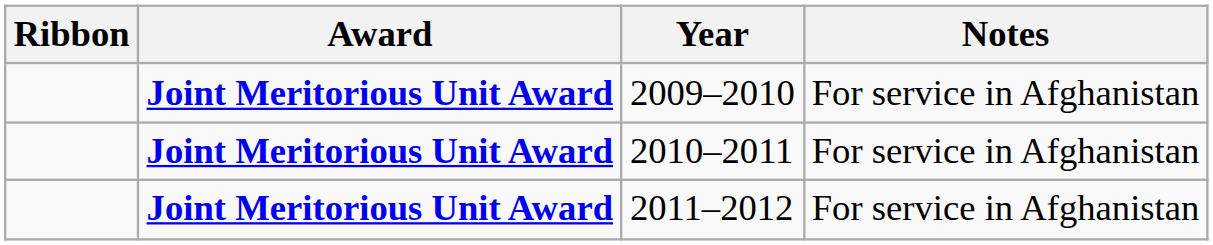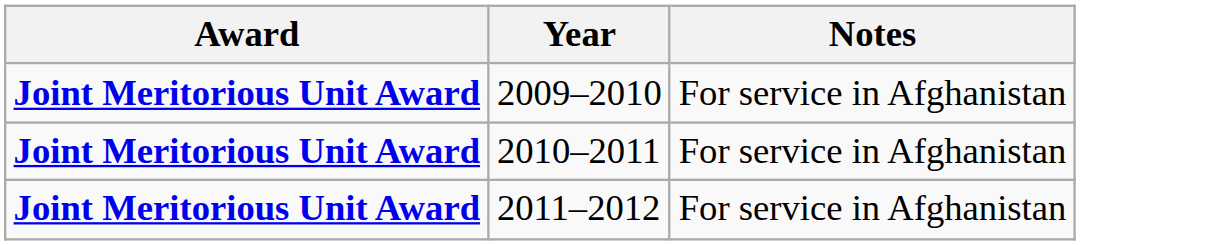- column: (72, 34)
